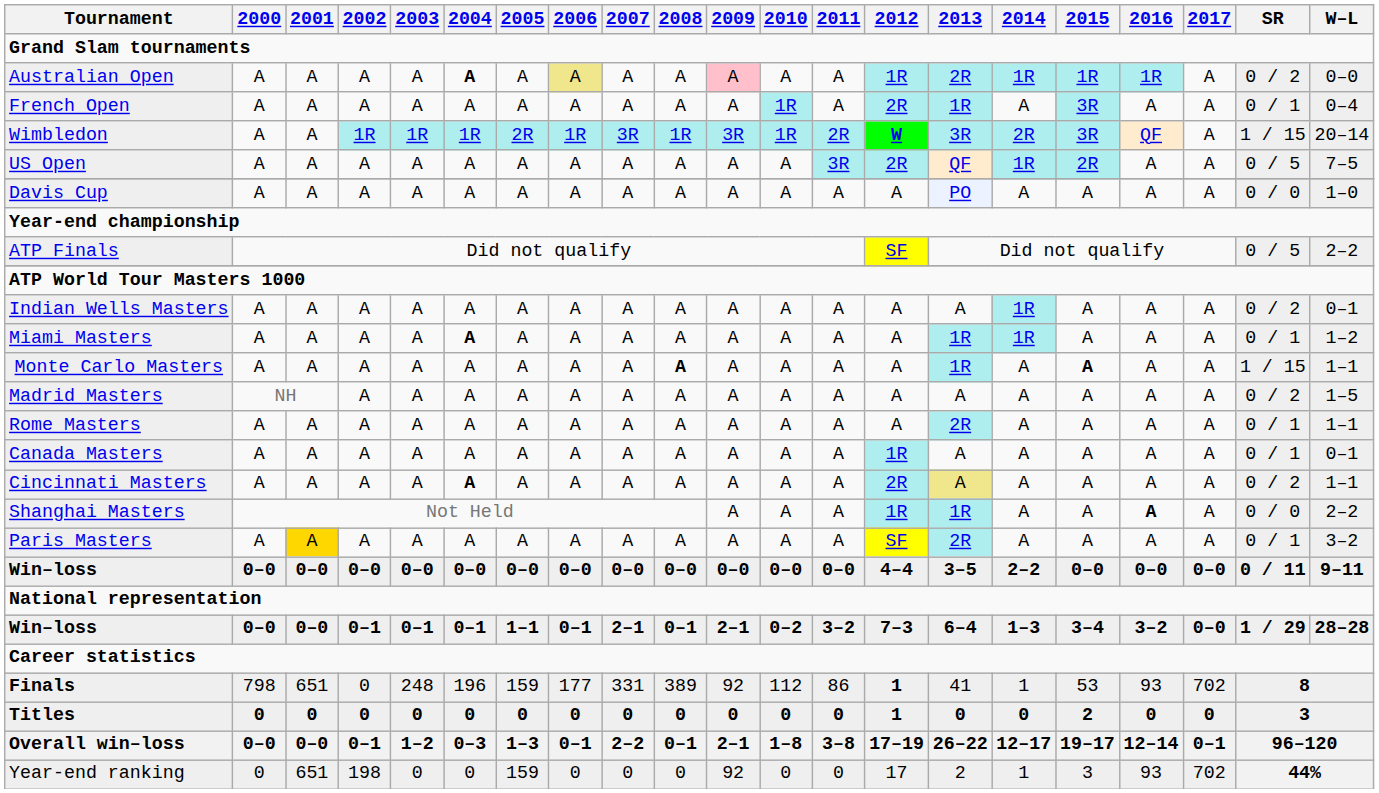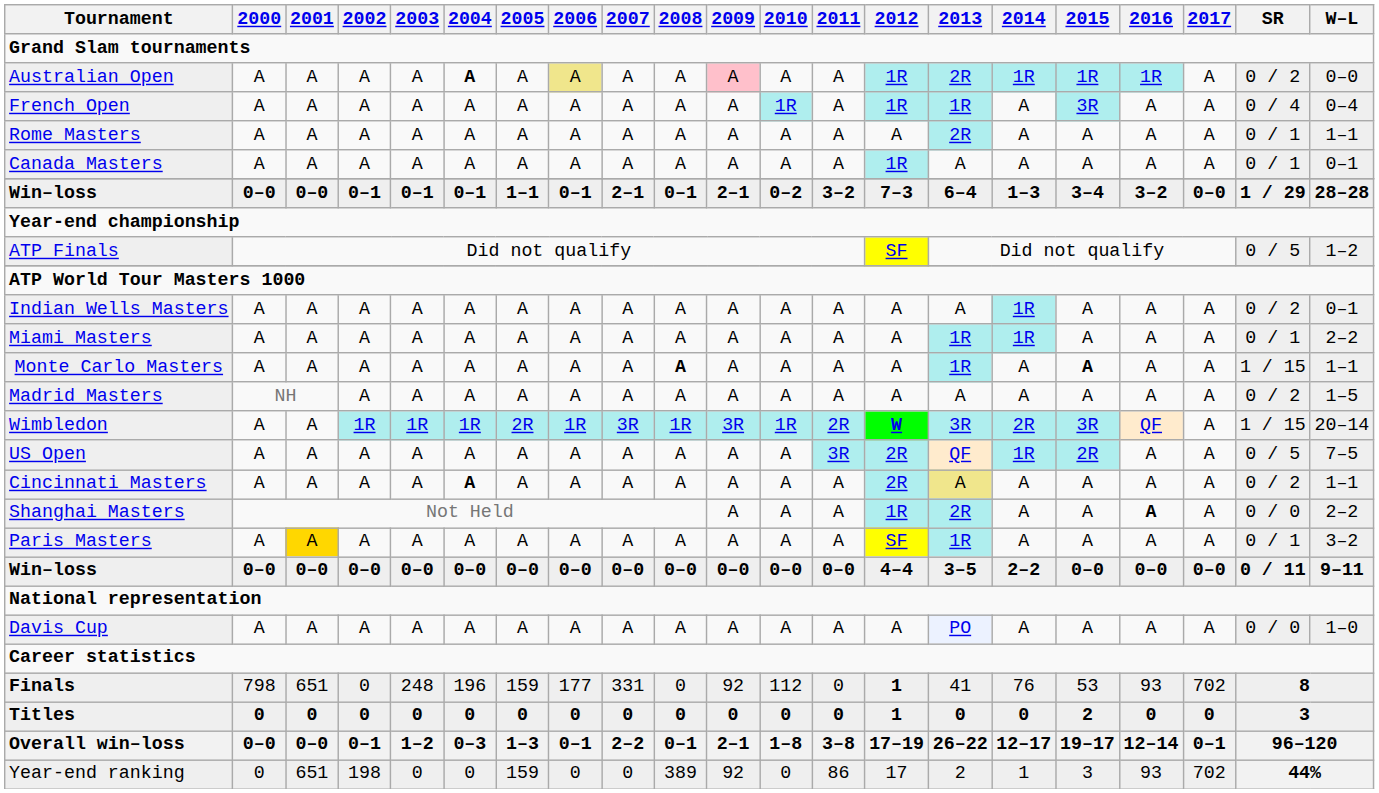(897, 106) 2R -> (897, 106) 1R
(1273, 106) 0 / 1 -> (1273, 106) 0 / 4
rows swapped: (58, 135) <-> (75, 425)
rows swapped: (48, 164) <-> (86, 455)
rows swapped: (53, 629) <-> (58, 193)
(1342, 251) 2–2 -> (1342, 251) 1–2
(470, 338) bold -> (470, 338) normal
(1342, 338) 1–2 -> (1342, 338) 2–2
(960, 513) 1R -> (960, 513) 2R
(960, 542) 2R -> (960, 542) 1R
(680, 687) 389 -> (680, 687) 0
(838, 687) 86 -> (838, 687) 0
(1024, 687) 1 -> (1024, 687) 76
(680, 774) 0 -> (680, 774) 389
(838, 774) 0 -> (838, 774) 86
